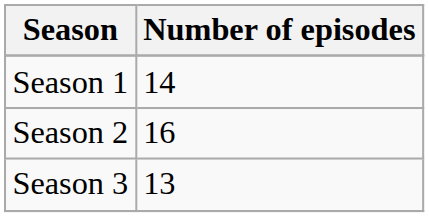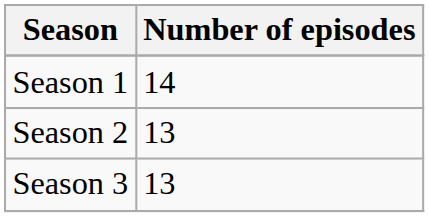(159, 132) 16 -> (159, 132) 13
